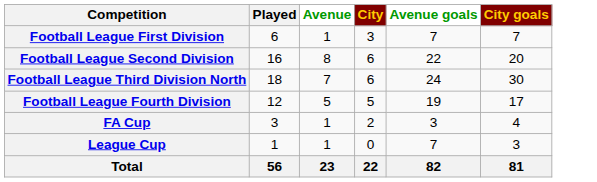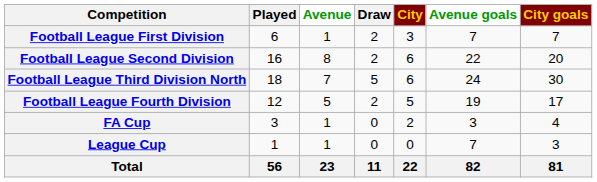+ column: (374, 15)
